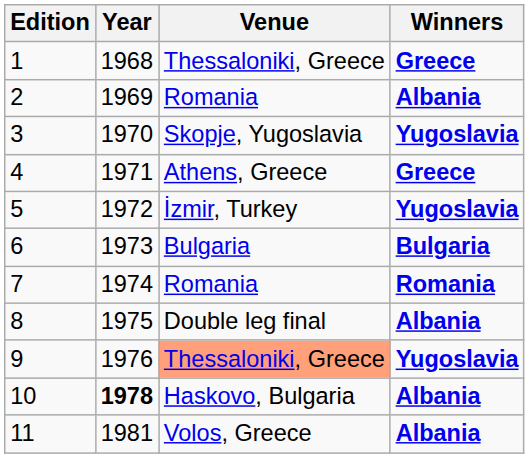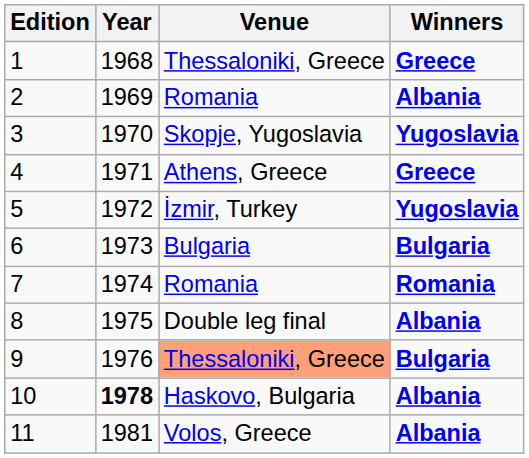(457, 358) Yugoslavia -> (443, 358) Bulgaria
